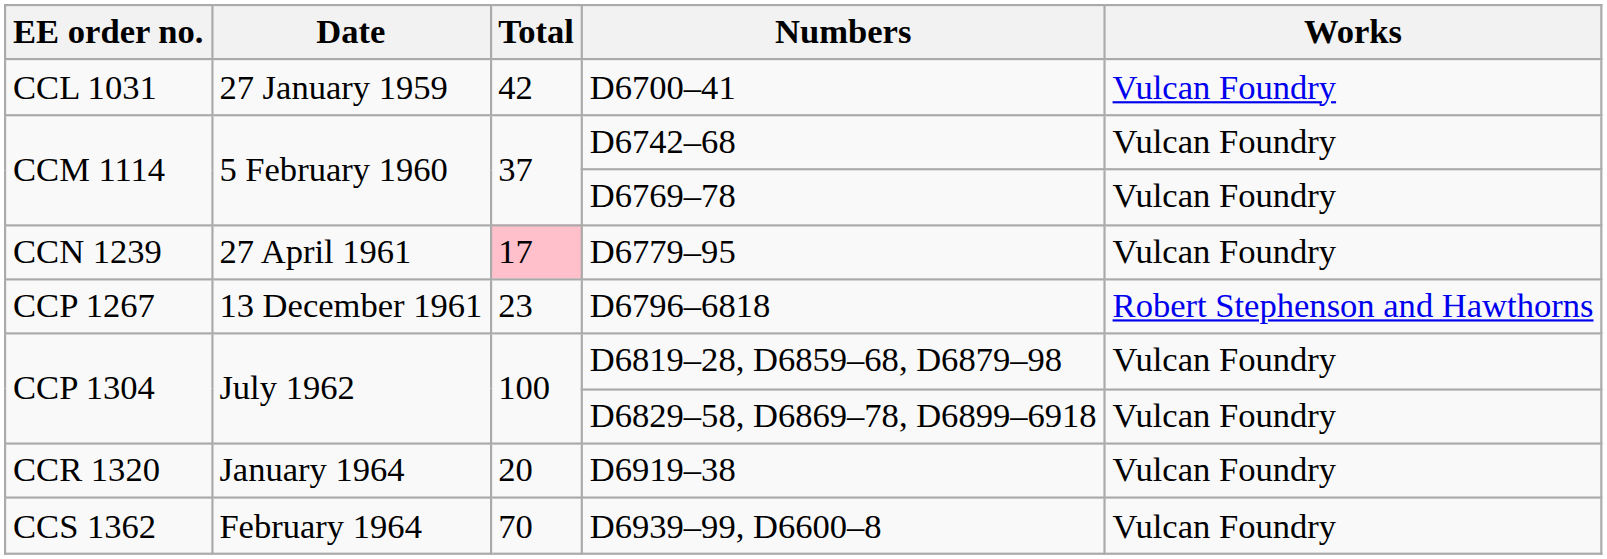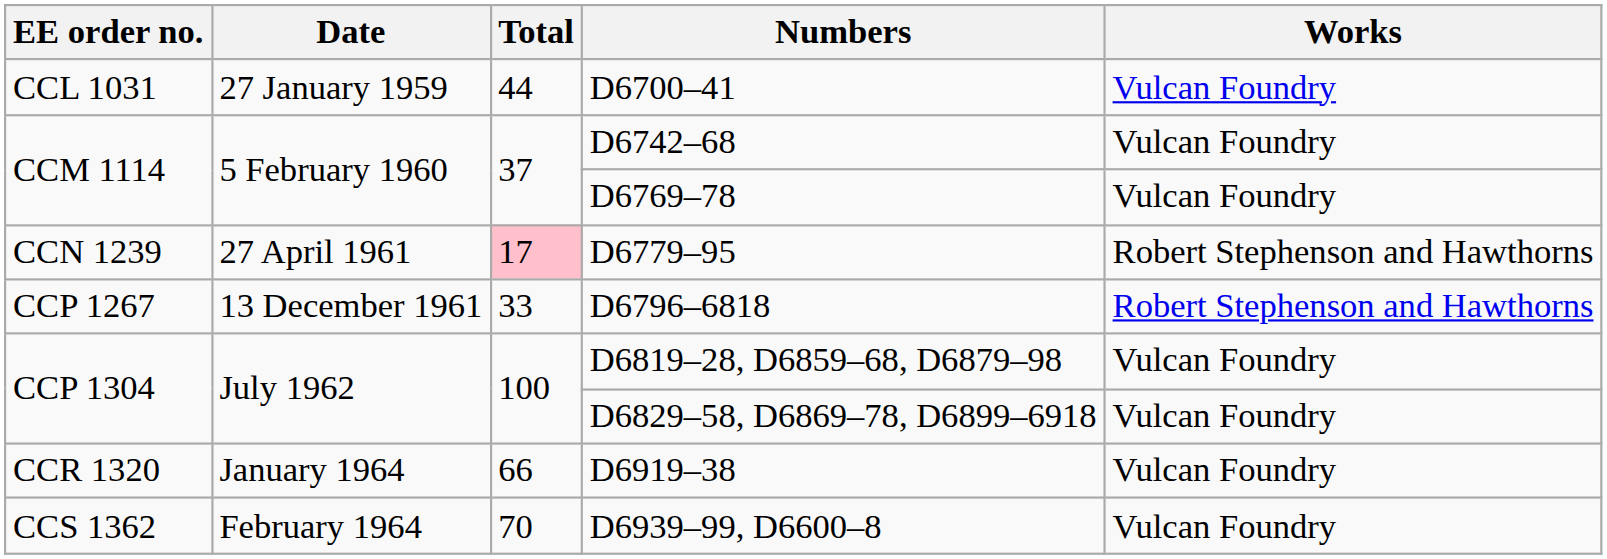(516, 86) 42 -> (516, 86) 44
(1224, 251) Vulcan Foundry -> (1353, 251) Robert Stephenson and Hawthorns
(516, 305) 23 -> (516, 305) 33
(516, 470) 20 -> (516, 470) 66
